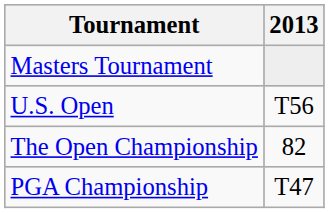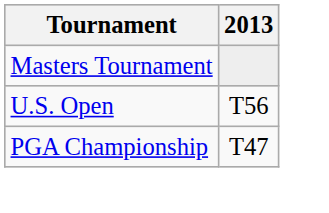- row: (134, 146)
